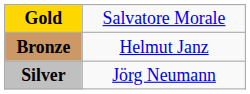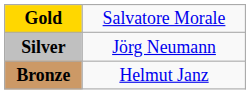rows swapped: (43, 74) <-> (43, 46)
